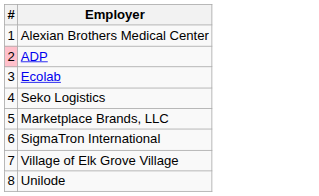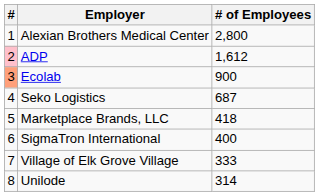+ column: (263, 14)
(11, 77) no background -> (11, 77) lightsalmon background
